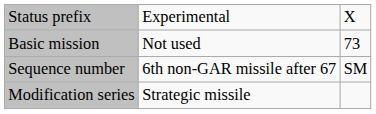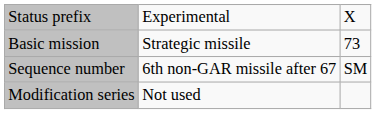(171, 43) Not used -> (196, 43) Strategic missile
(196, 95) Strategic missile -> (171, 95) Not used
